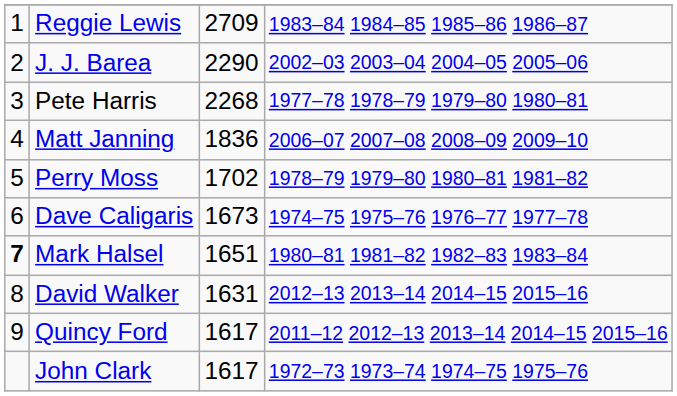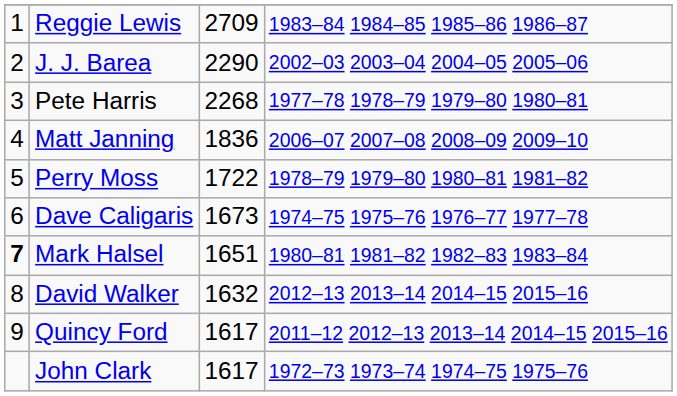(232, 178) 1702 -> (232, 178) 1722
(232, 293) 1631 -> (232, 293) 1632
